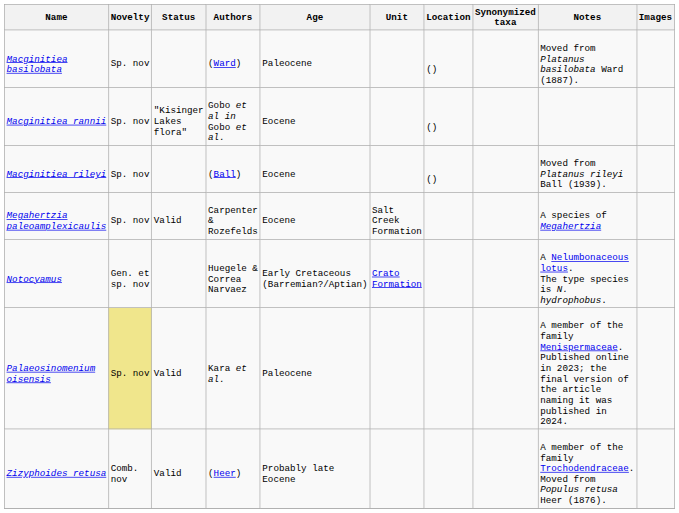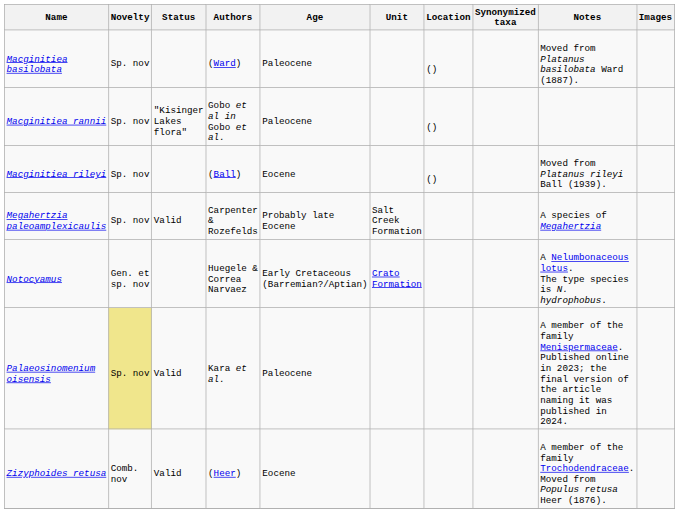(279, 122) Eocene -> (287, 122) Paleocene
(279, 221) Eocene -> (298, 221) Probably late Eocene
(298, 474) Probably late Eocene -> (279, 474) Eocene
